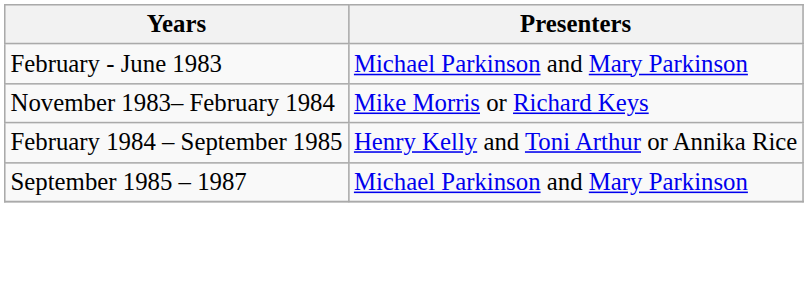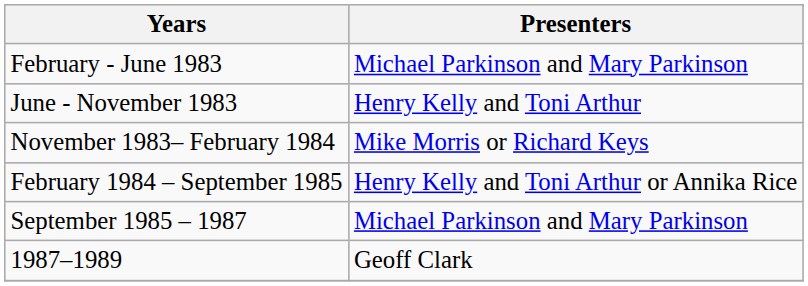+ row: (124, 102)
+ row: (66, 260)
